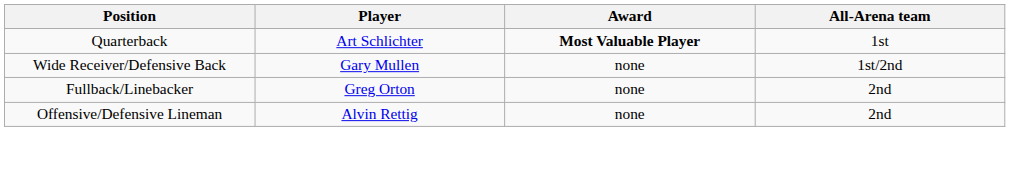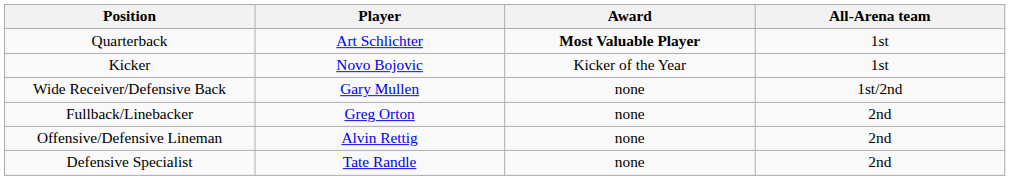+ row: (130, 65)
+ row: (130, 162)
